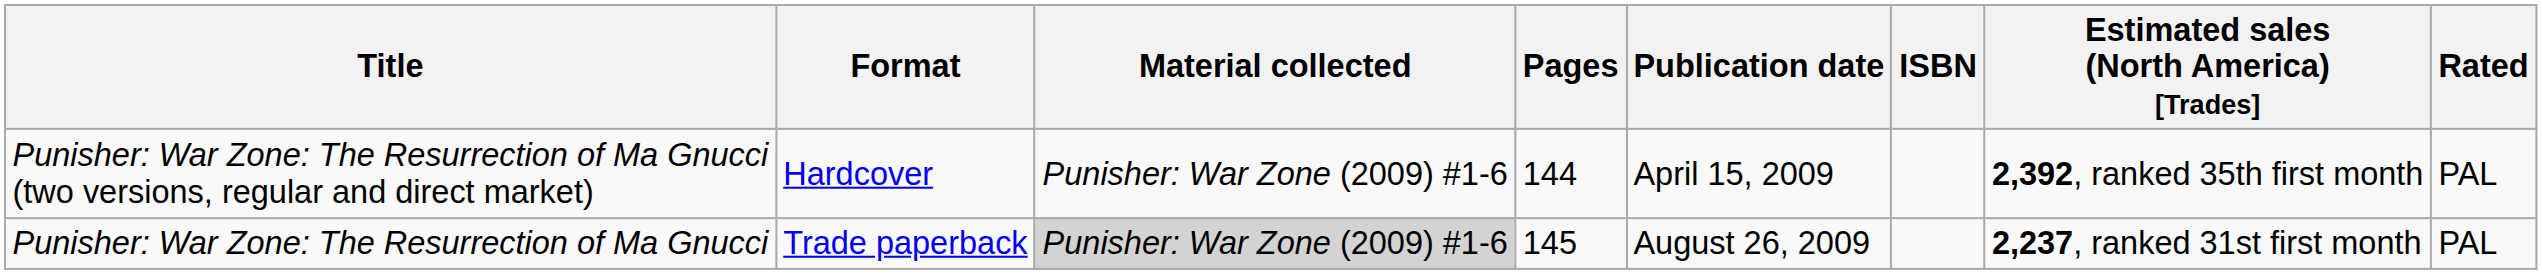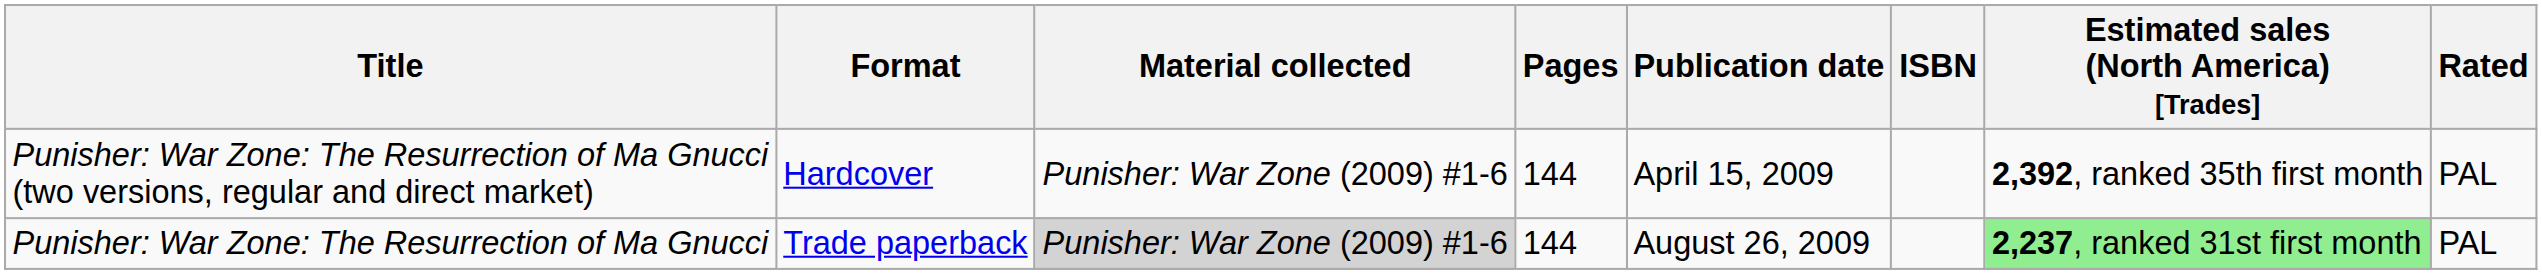(1550, 242) 145 -> (1550, 242) 144
(2207, 242) no background -> (2207, 242) lightgreen background
